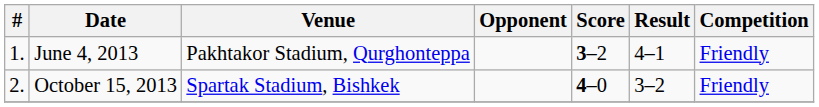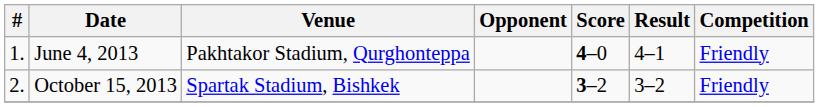(592, 53) 3–2 -> (592, 53) 4–0
(592, 85) 4–0 -> (592, 85) 3–2
